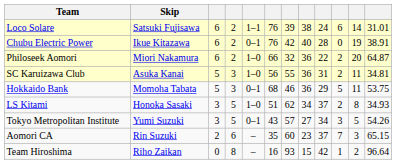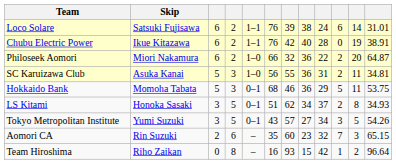(253, 43) 0–1 -> (253, 43) 1–1
(253, 105) 1–0 -> (253, 105) 0–1
(323, 136) 37 -> (323, 136) 32
